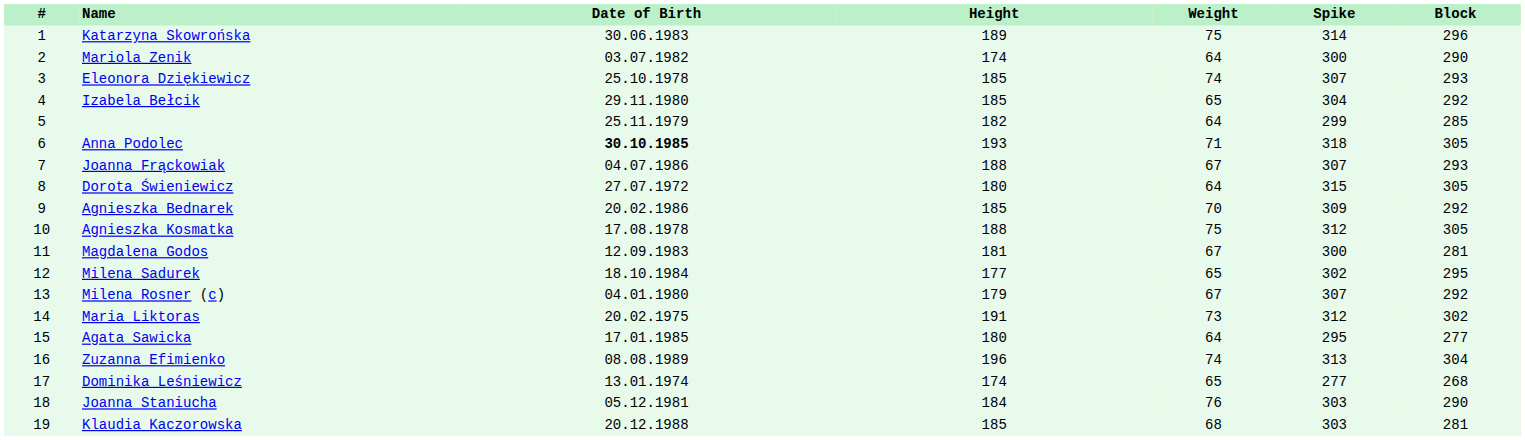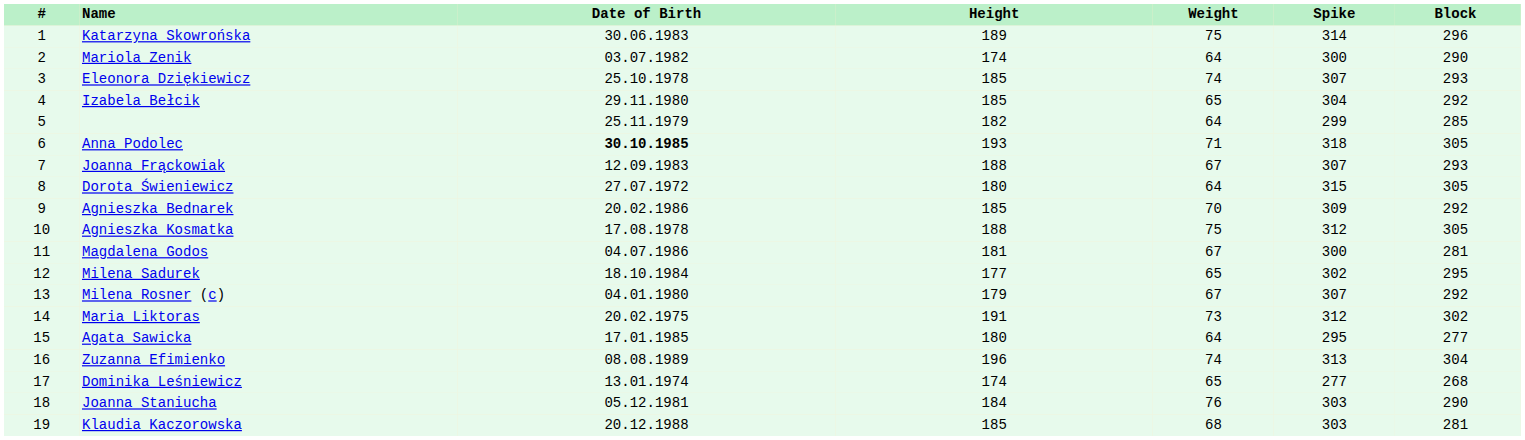(647, 166) 04.07.1986 -> (647, 166) 12.09.1983
(647, 252) 12.09.1983 -> (647, 252) 04.07.1986
